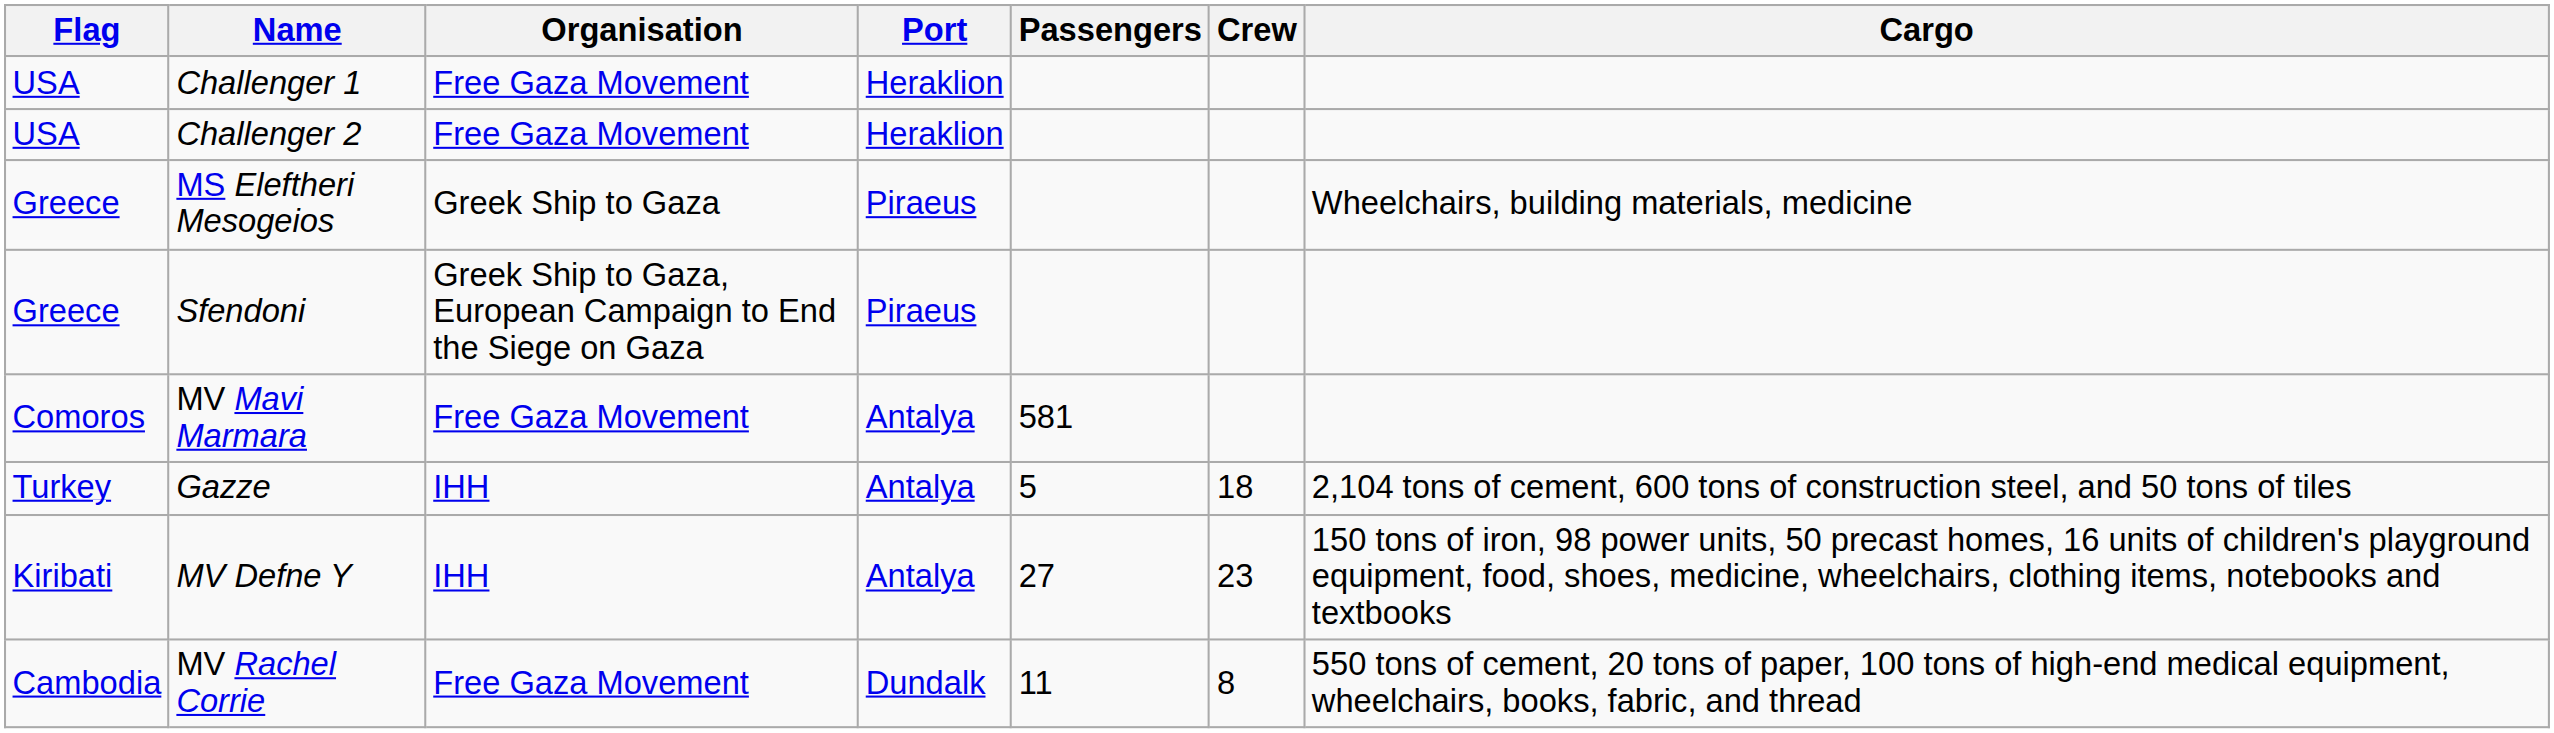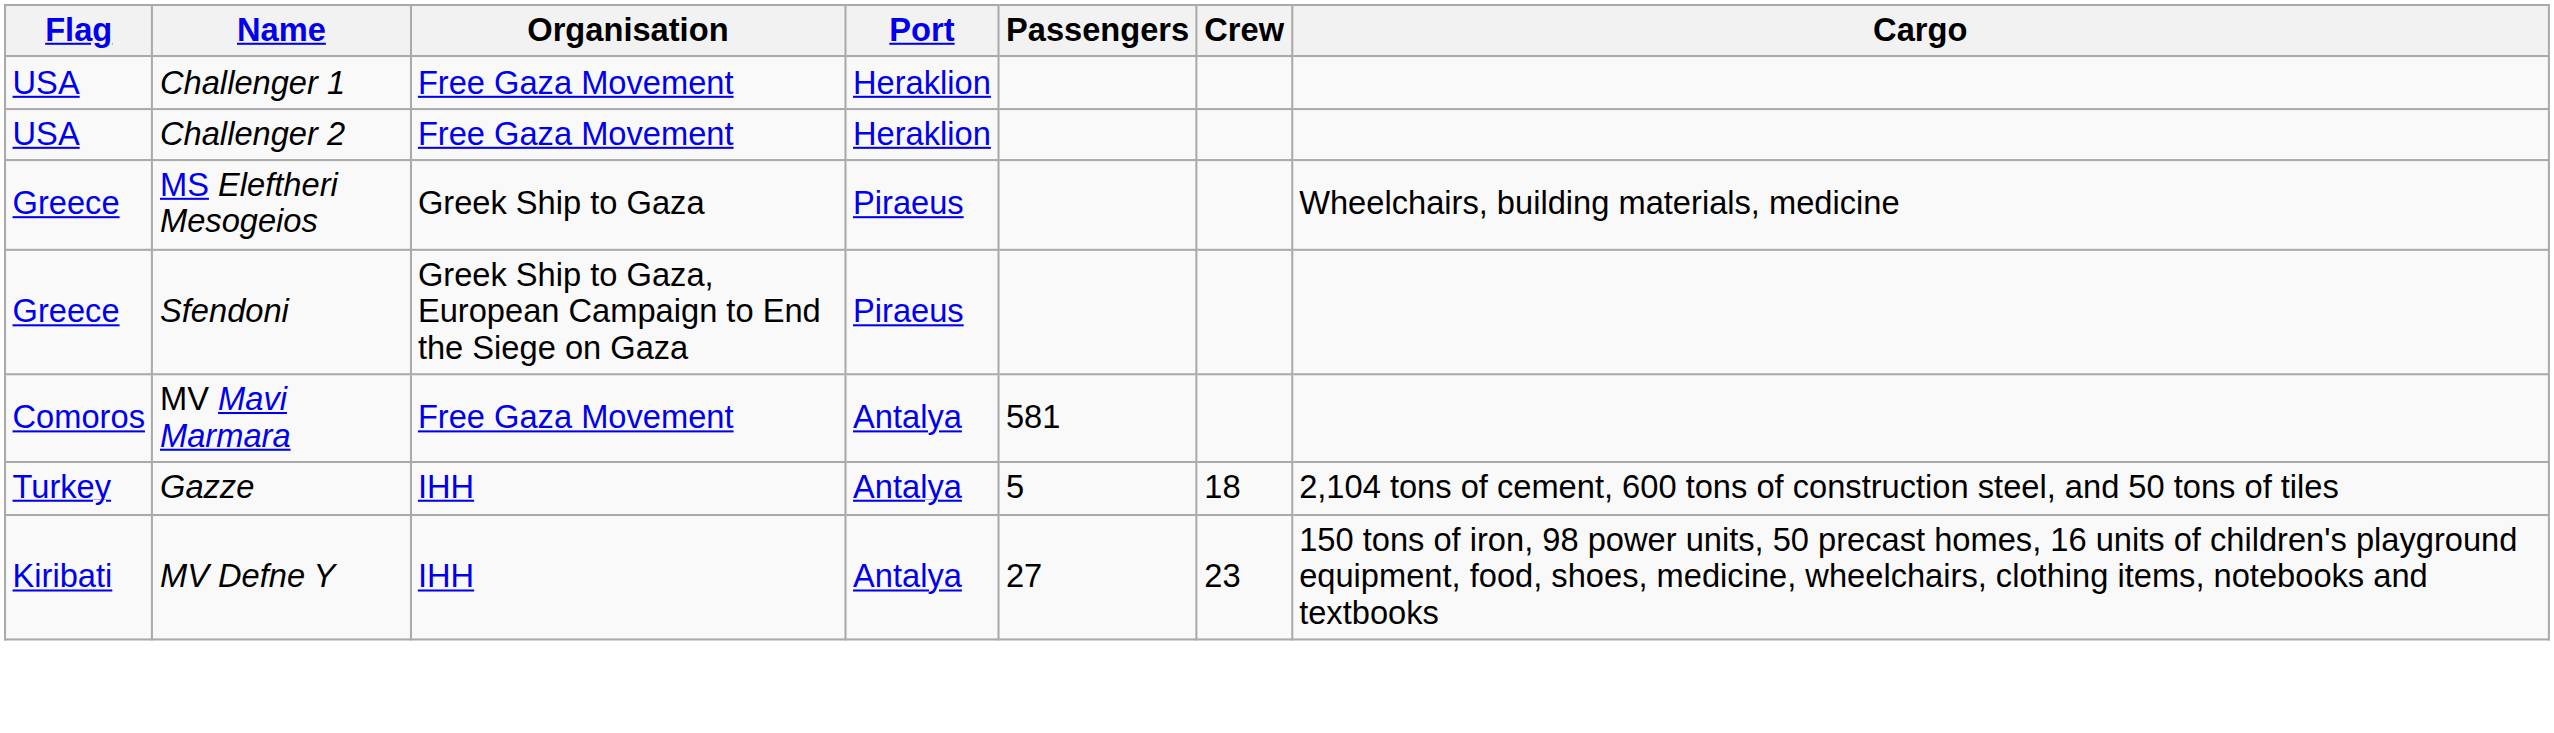- row: (256, 683)
